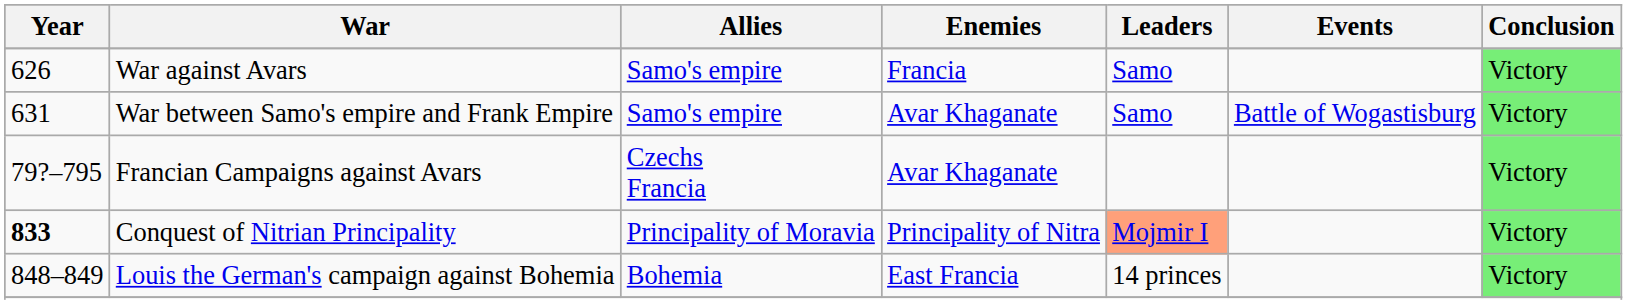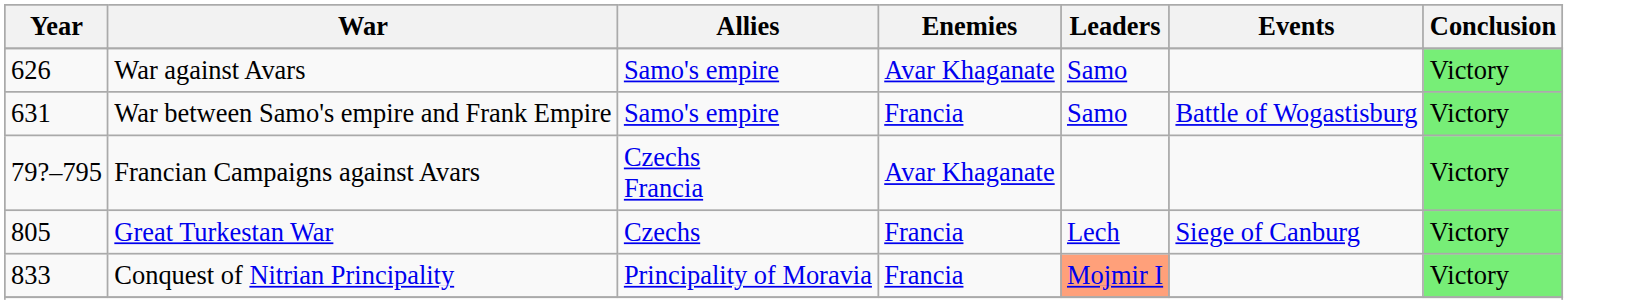(927, 70) Francia -> (969, 70) Avar Khaganate
(972, 113) Avar Khaganate -> (924, 113) Francia
+ row: (224, 232)
(31, 232) bold -> (31, 275) normal
(994, 232) Principality of Nitra -> (924, 275) Francia
- row: (365, 275)
